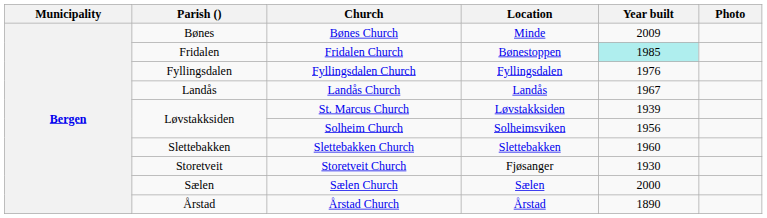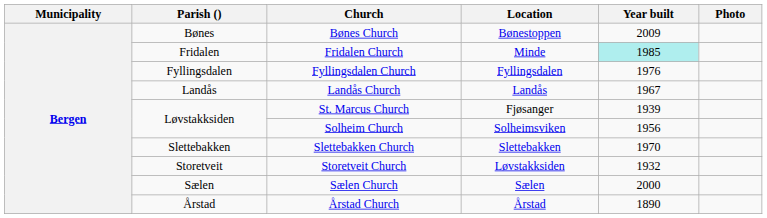(530, 33) Minde -> (530, 33) Bønestoppen
(530, 52) Bønestoppen -> (530, 52) Minde
(530, 109) Løvstakksiden -> (530, 109) Fjøsanger
(648, 147) 1960 -> (648, 147) 1970
(530, 166) Fjøsanger -> (530, 166) Løvstakksiden
(648, 166) 1930 -> (648, 166) 1932
